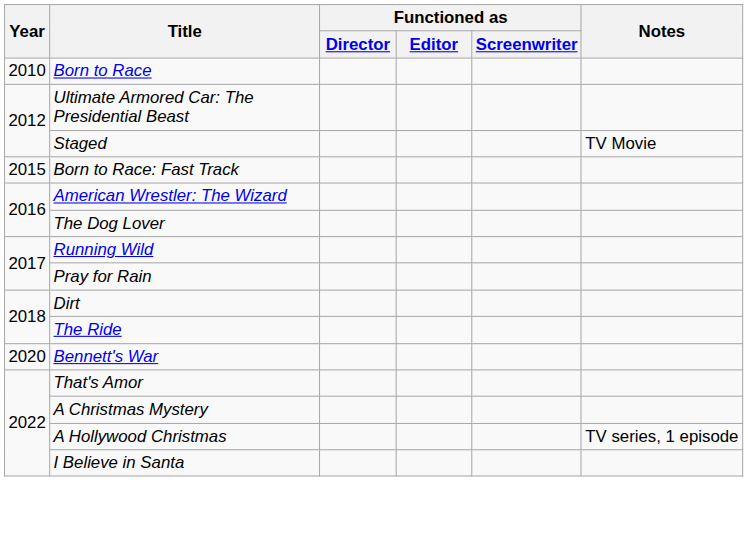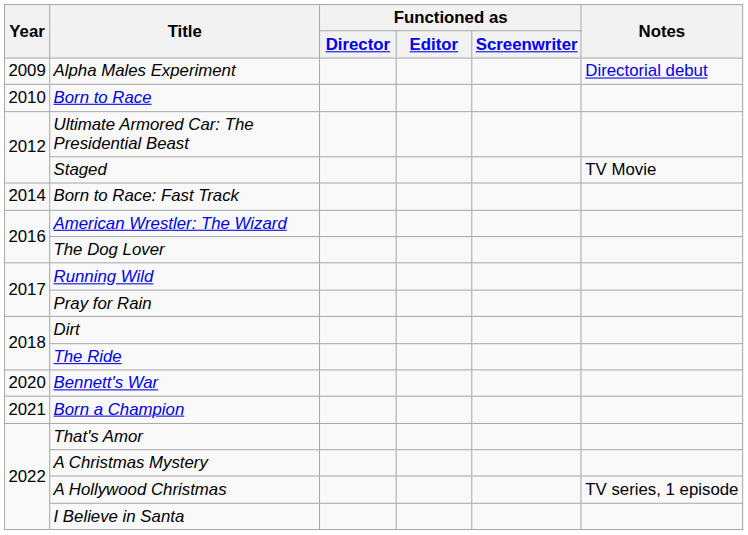+ row: (145, 71)
(27, 169) 2015 -> (27, 196) 2014
+ row: (119, 409)
